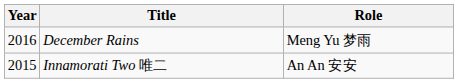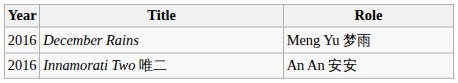(22, 65) 2015 -> (22, 65) 2016
